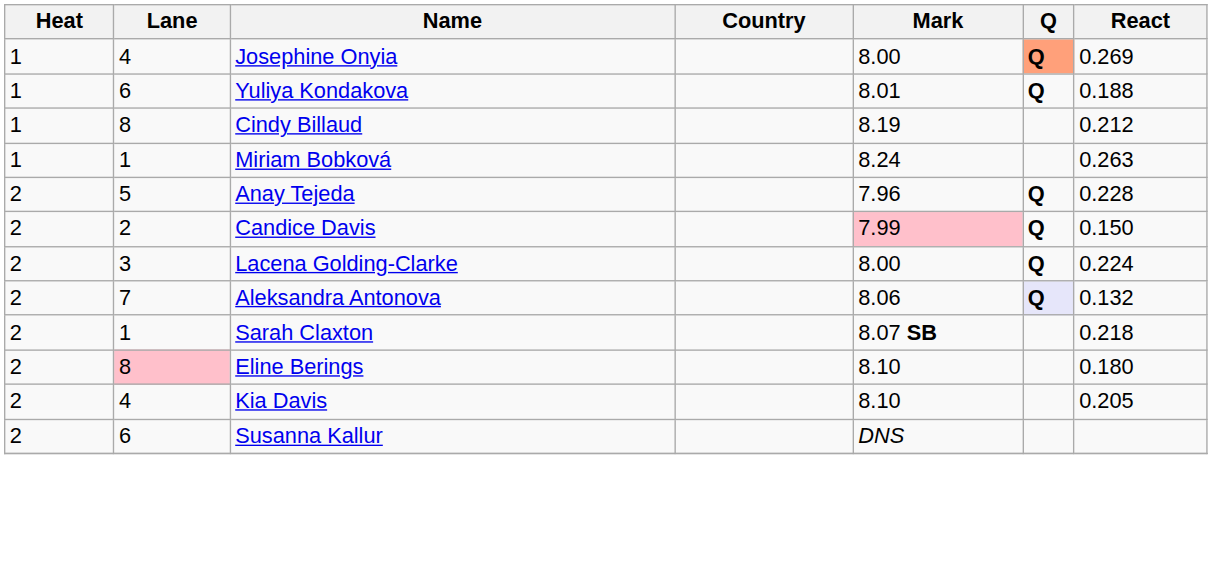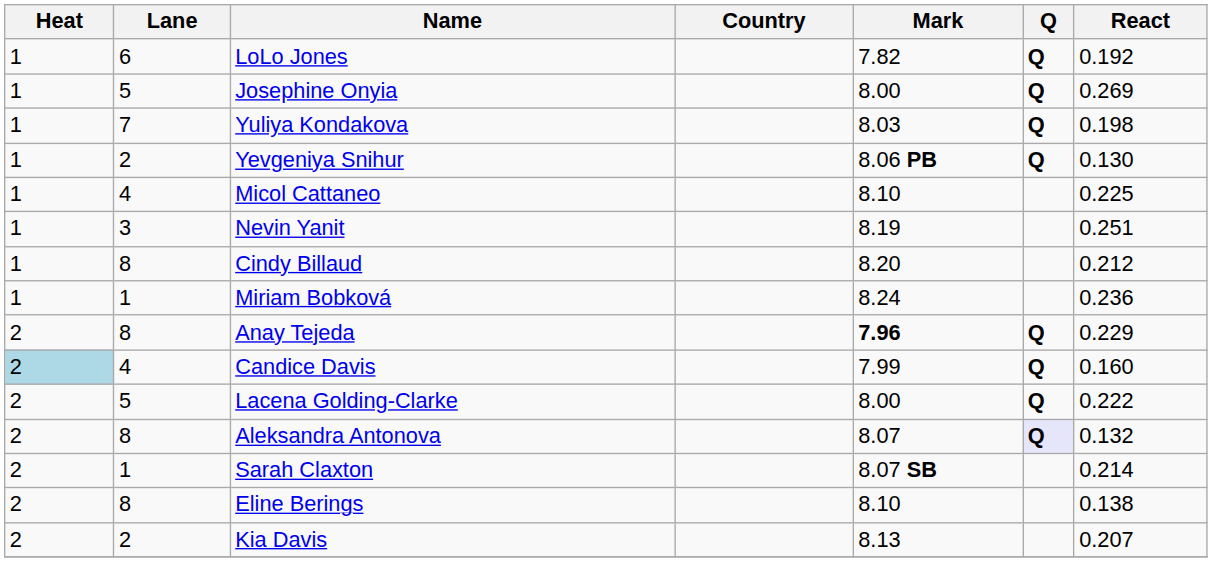+ row: (291, 56)
(125, 56) 4 -> (125, 90) 5
(1036, 56) lightsalmon background -> (1036, 90) no background
(125, 90) 6 -> (125, 125) 7
(879, 90) 8.01 -> (879, 125) 8.03
(1106, 90) 0.188 -> (1106, 125) 0.198
+ row: (320, 159)
+ row: (308, 194)
+ row: (290, 228)
(879, 125) 8.19 -> (879, 263) 8.20
(1106, 159) 0.263 -> (1106, 297) 0.236
(125, 194) 5 -> (125, 332) 8
(879, 194) normal -> (879, 332) bold
(1106, 194) 0.228 -> (1106, 332) 0.229
(16, 228) no background -> (16, 366) lightblue background
(125, 228) 2 -> (125, 366) 4
(879, 228) pink background -> (879, 366) no background
(1106, 228) 0.150 -> (1106, 366) 0.160
(125, 263) 3 -> (125, 401) 5
(1106, 263) 0.224 -> (1106, 401) 0.222
(125, 297) 7 -> (125, 435) 8
(879, 297) 8.06 -> (879, 435) 8.07
(1106, 332) 0.218 -> (1106, 470) 0.214
(125, 366) pink background -> (125, 504) no background
(1106, 366) 0.180 -> (1106, 504) 0.138
(125, 401) 4 -> (125, 539) 2
(879, 401) 8.10 -> (879, 539) 8.13
(1106, 401) 0.205 -> (1106, 539) 0.207
- row: (309, 435)
